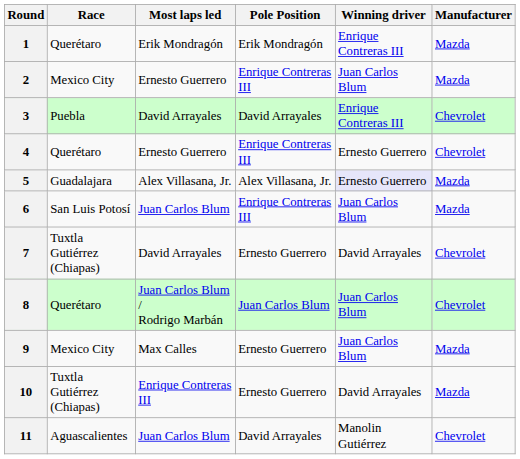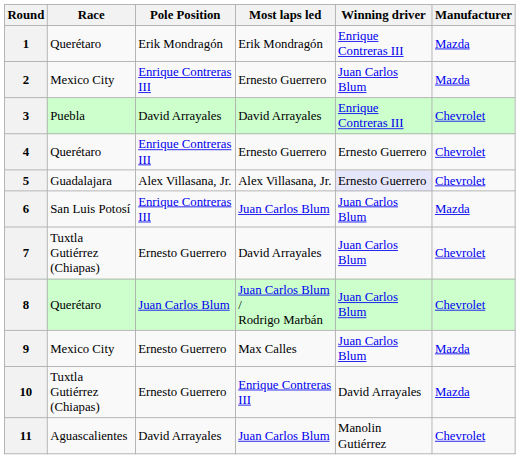columns swapped: (285, 15) <-> (185, 15)
(452, 180) Mazda -> (460, 180) Chevrolet
(380, 253) David Arrayales -> (368, 253) Juan Carlos Blum
